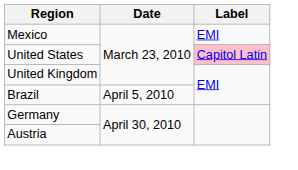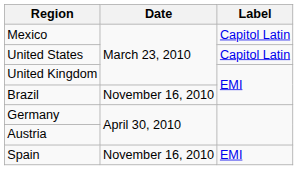(208, 34) EMI -> (255, 34) Capitol Latin
(232, 54) pink background -> (255, 54) no background
(139, 94) April 5, 2010 -> (159, 94) November 16, 2010
+ row: (23, 154)
